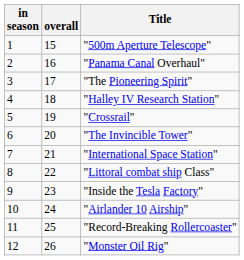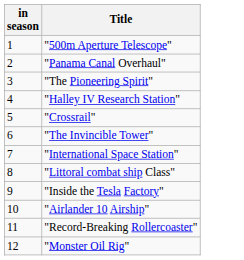- column: (61, 26)
